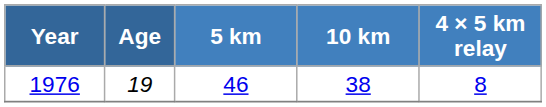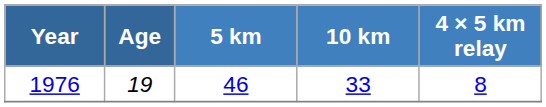(358, 84) 38 -> (358, 84) 33
